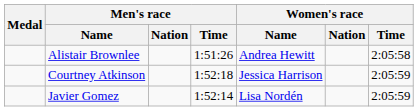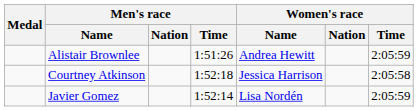(391, 55) 2:05:58 -> (391, 55) 2:05:59
(391, 75) 2:05:59 -> (391, 75) 2:05:58
